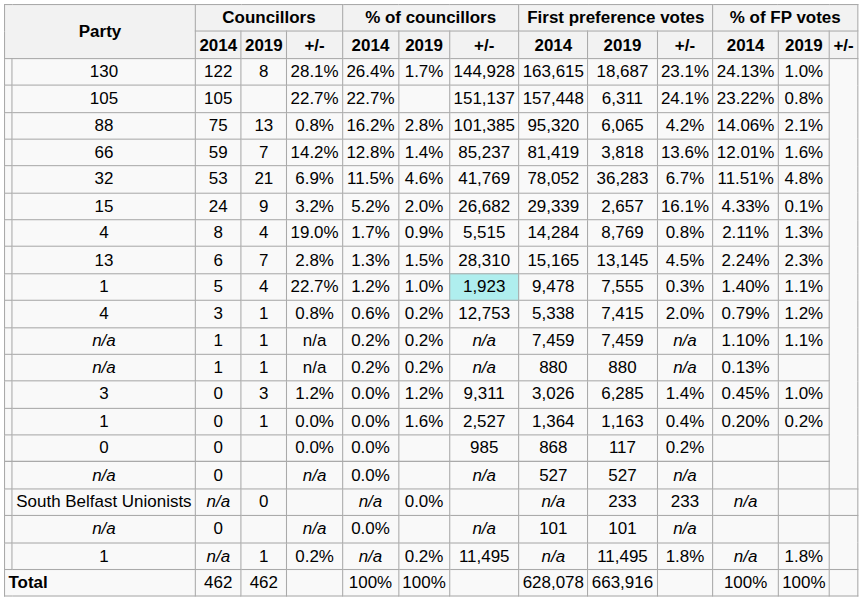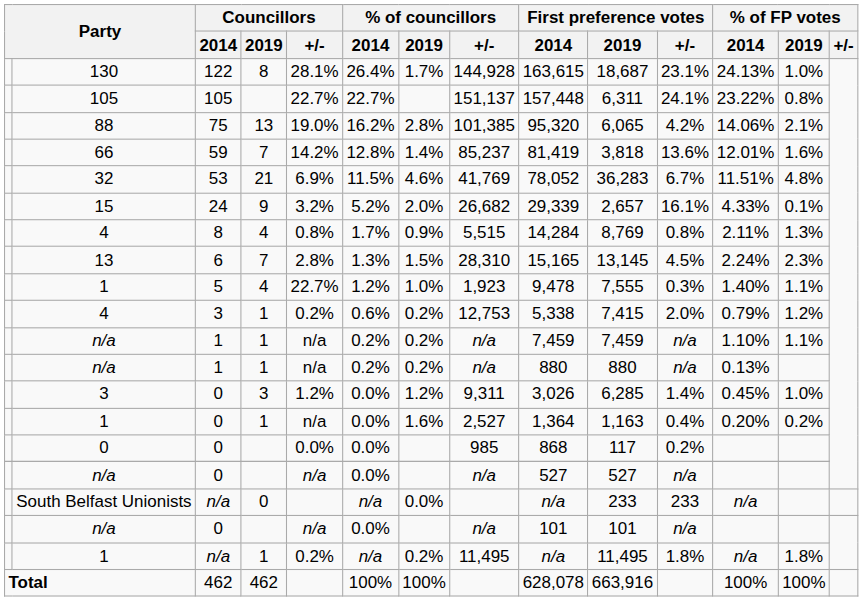(315, 125) 0.8% -> (315, 125) 19.0%
(315, 233) 19.0% -> (315, 233) 0.8%
(484, 286) paleturquoise background -> (484, 286) no background
(315, 313) 0.8% -> (315, 313) 0.2%
(315, 421) 0.0% -> (315, 421) n/a
